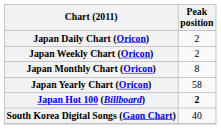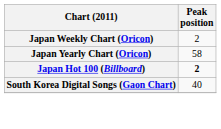- row: (91, 38)
- row: (91, 69)
